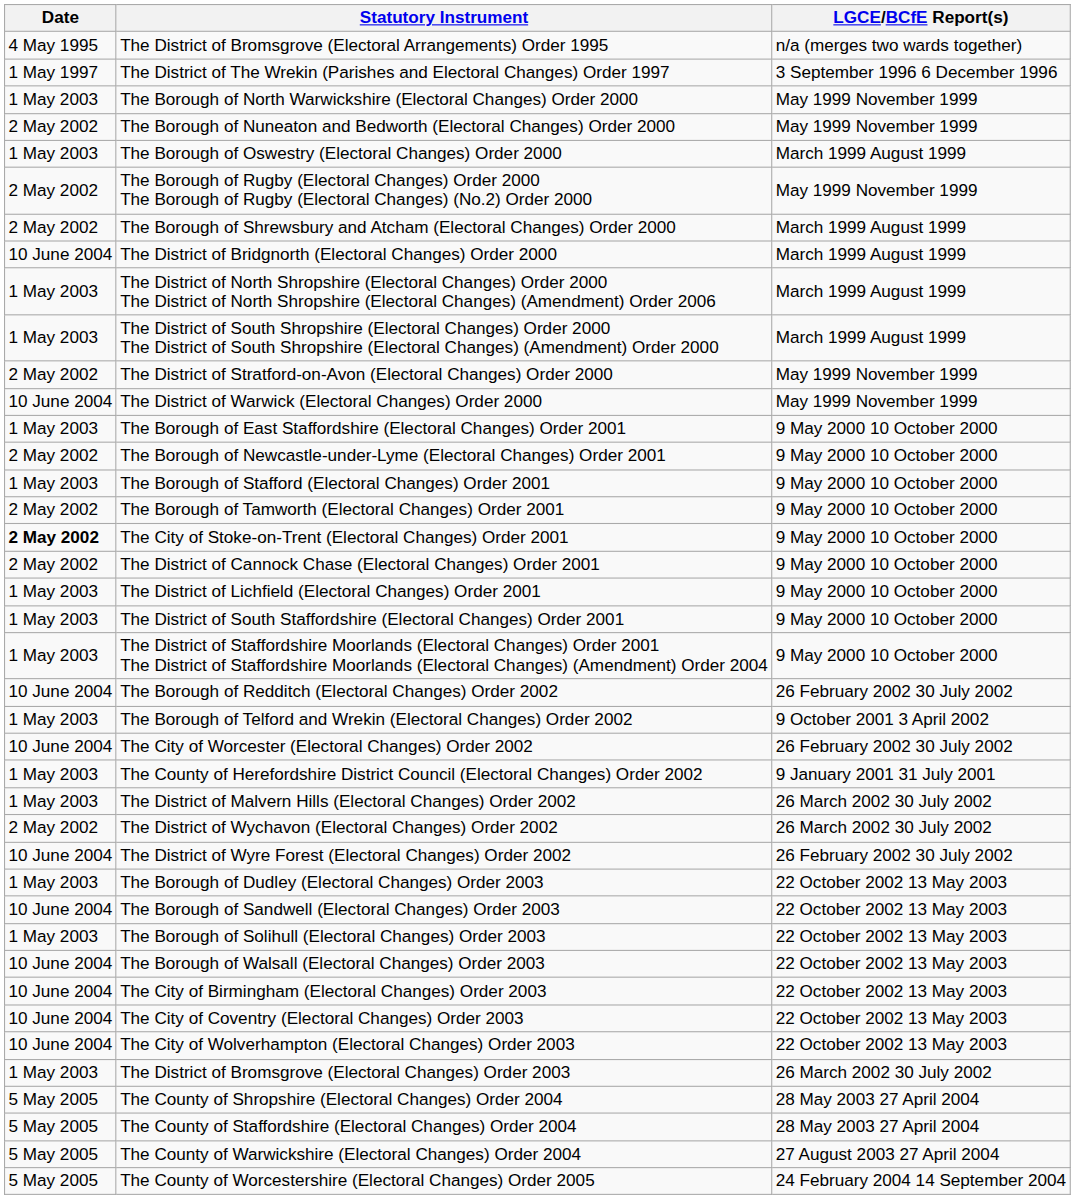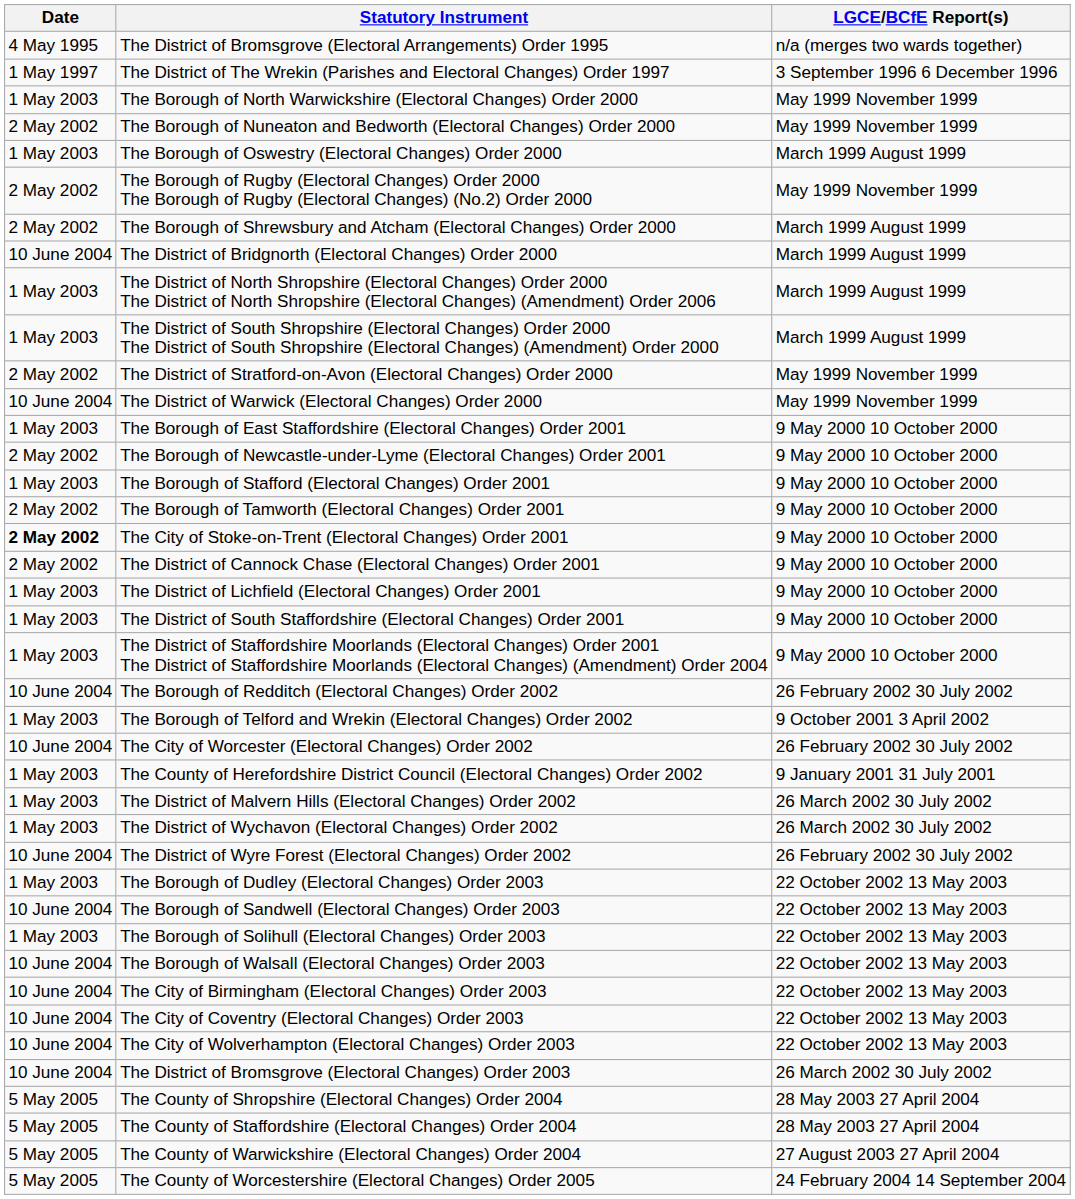(53, 828) 2 May 2002 -> (53, 828) 1 May 2003
(53, 1072) 1 May 2003 -> (60, 1072) 10 June 2004
